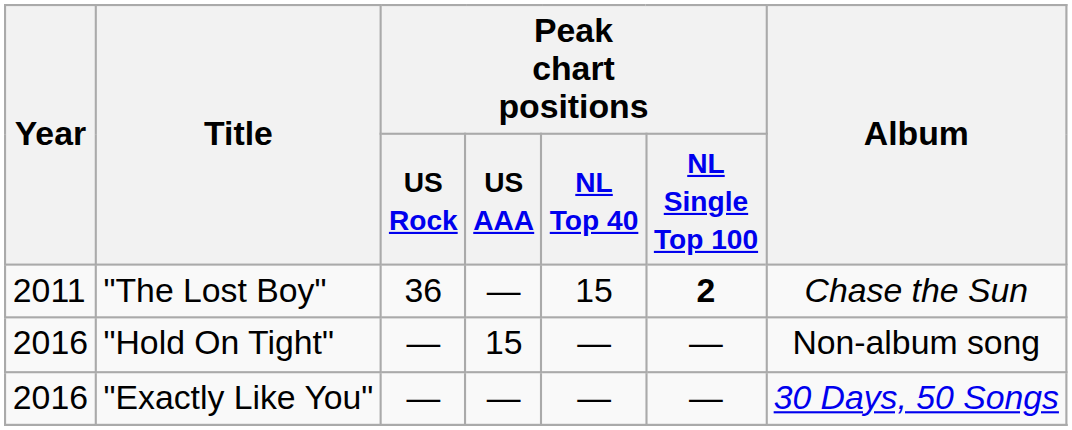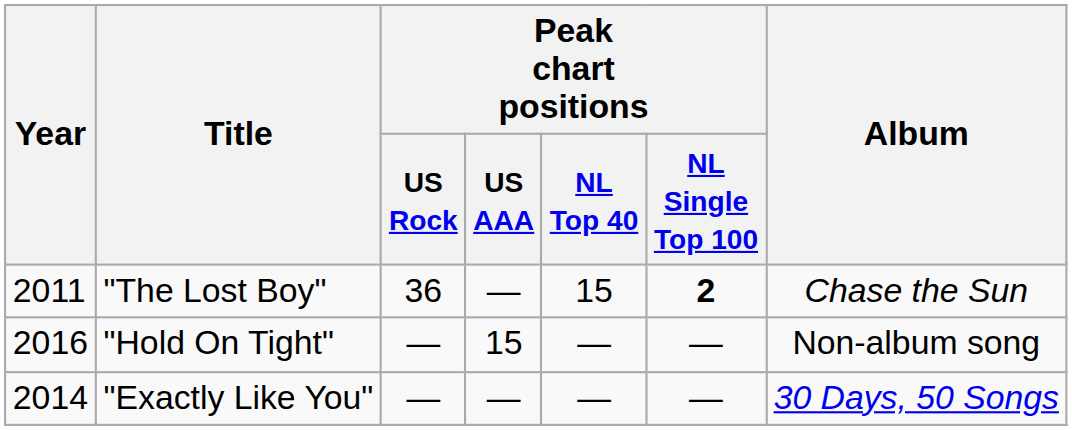(50, 397) 2016 -> (50, 397) 2014
